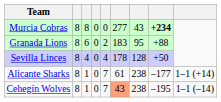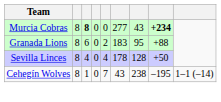(87, 27) normal -> (87, 27) bold
- row: (38, 74)
(120, 89) lightsalmon background -> (120, 74) no background
